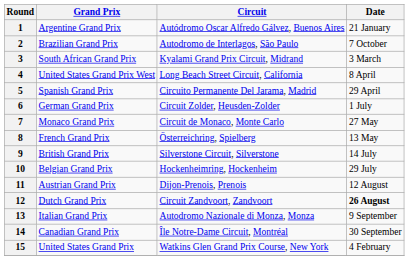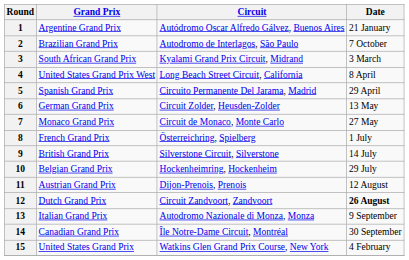(361, 106) 1 July -> (364, 106) 13 May
(364, 137) 13 May -> (361, 137) 1 July
